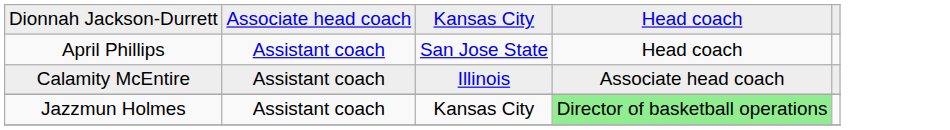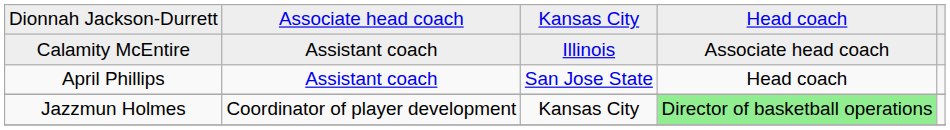rows swapped: (113, 49) <-> (113, 79)
(319, 109) Assistant coach -> (371, 109) Coordinator of player development
